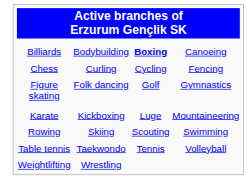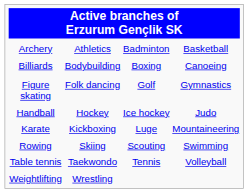+ row: (36, 49)
(151, 51) bold -> (146, 65) normal
- row: (44, 68)
+ row: (36, 112)
